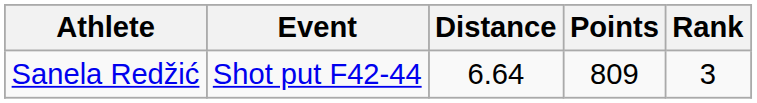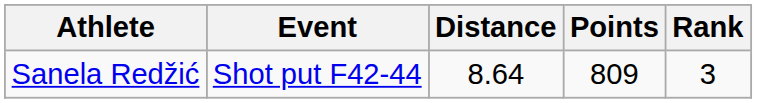(496, 73) 6.64 -> (496, 73) 8.64
